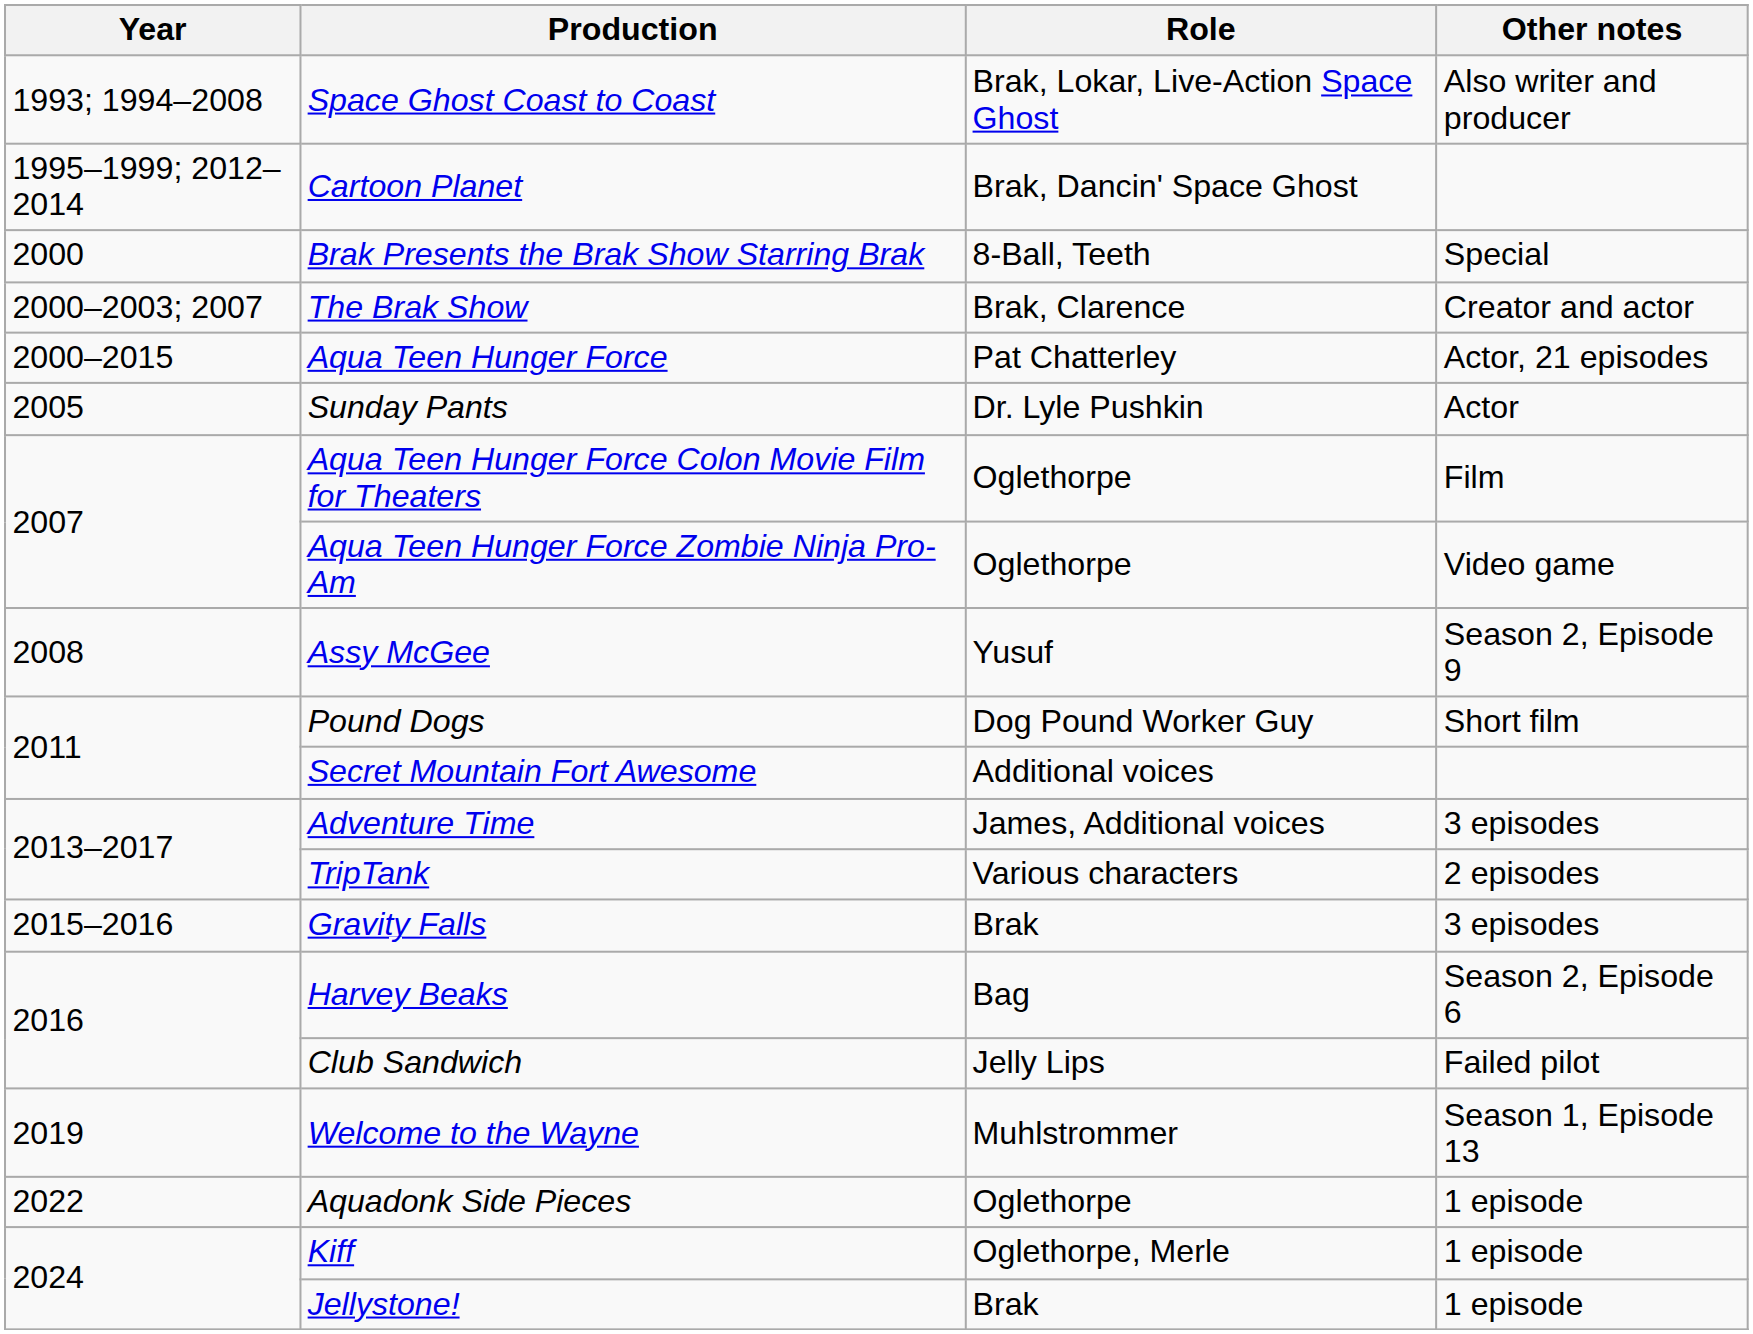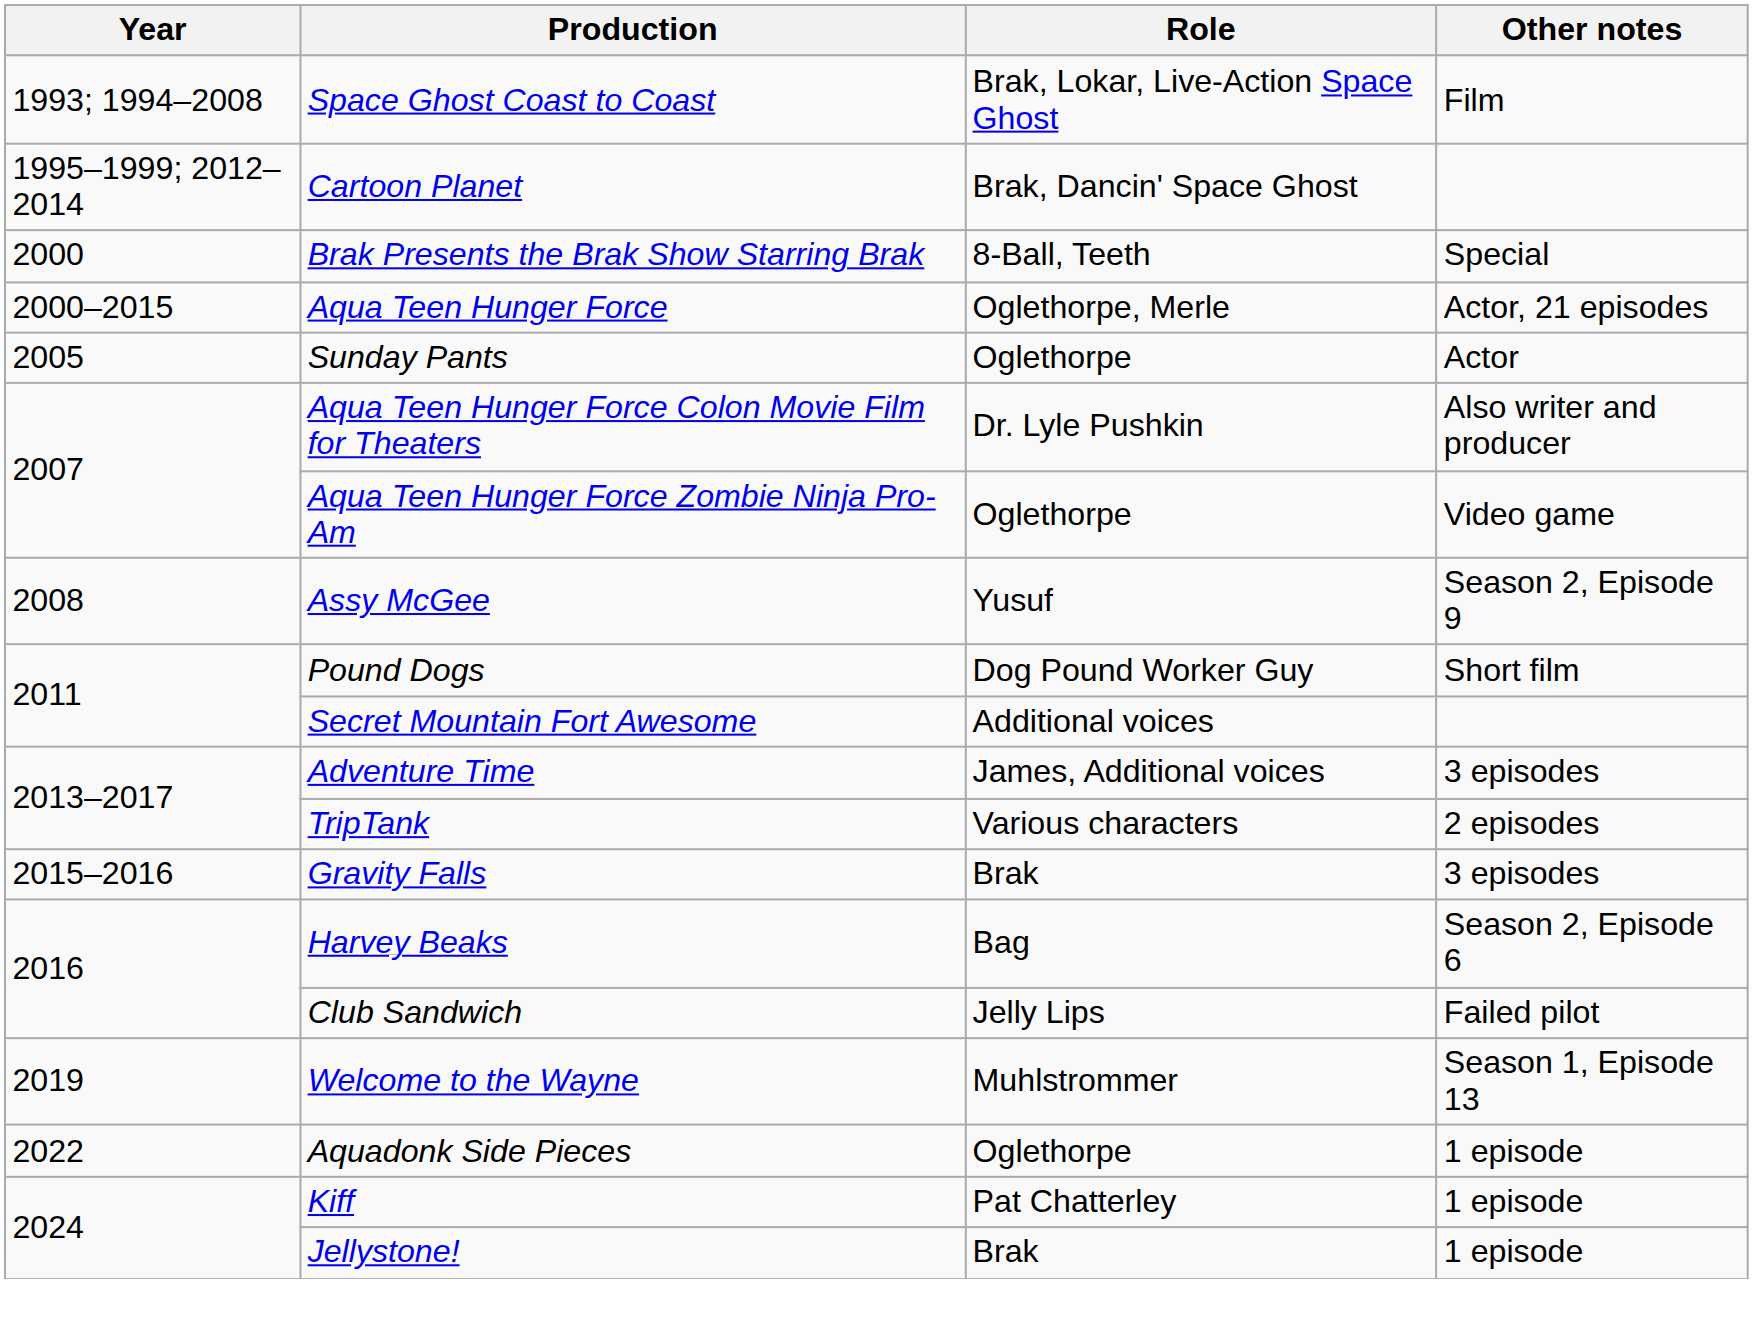(1550, 99) Also writer and producer -> (1474, 99) Film
- row: (418, 306)
(1074, 357) Pat Chatterley -> (1101, 306) Oglethorpe, Merle
(1088, 408) Dr. Lyle Pushkin -> (1052, 357) Oglethorpe
(1052, 477) Oglethorpe -> (1088, 426) Dr. Lyle Pushkin
(1474, 477) Film -> (1550, 426) Also writer and producer
(1101, 1252) Oglethorpe, Merle -> (1074, 1201) Pat Chatterley
